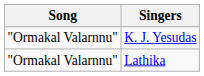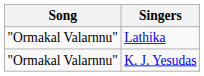rows swapped: (160, 38) <-> (145, 60)
